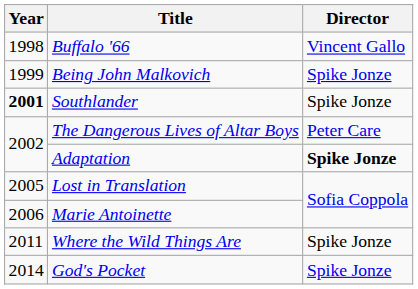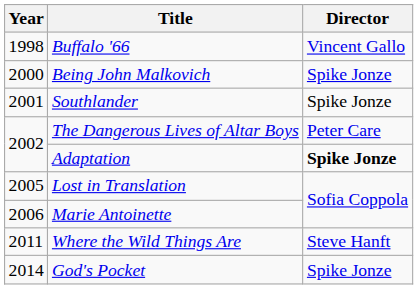(26, 74) 1999 -> (26, 74) 2000
(26, 102) bold -> (26, 102) normal
(349, 241) Spike Jonze -> (349, 241) Steve Hanft
